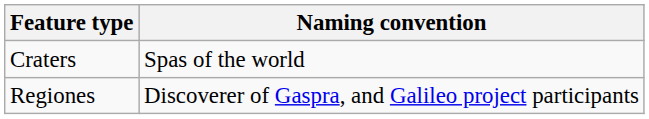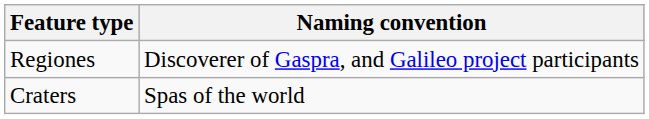rows swapped: (43, 58) <-> (53, 95)
